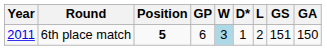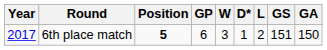(21, 34) 2011 -> (22, 34) 2017
(224, 34) lightblue background -> (225, 34) no background
